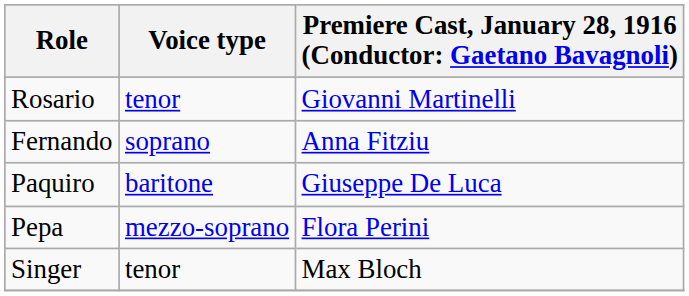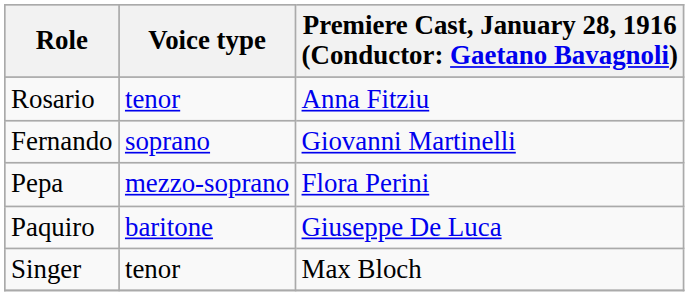(409, 98) Giovanni Martinelli -> (365, 98) Anna Fitziu
(365, 141) Anna Fitziu -> (409, 141) Giovanni Martinelli
rows swapped: (37, 226) <-> (53, 183)
